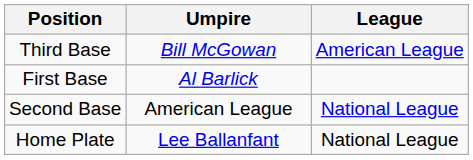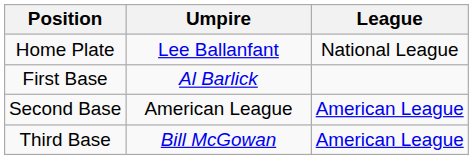rows swapped: (65, 139) <-> (65, 49)
(390, 109) National League -> (390, 109) American League
